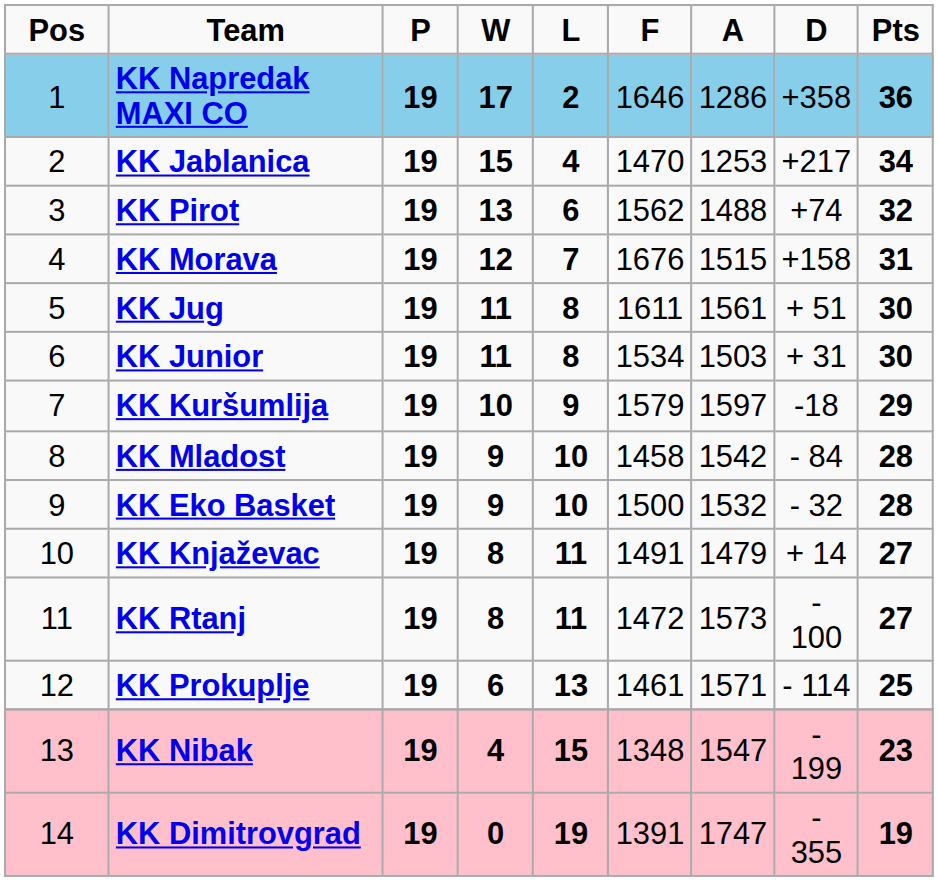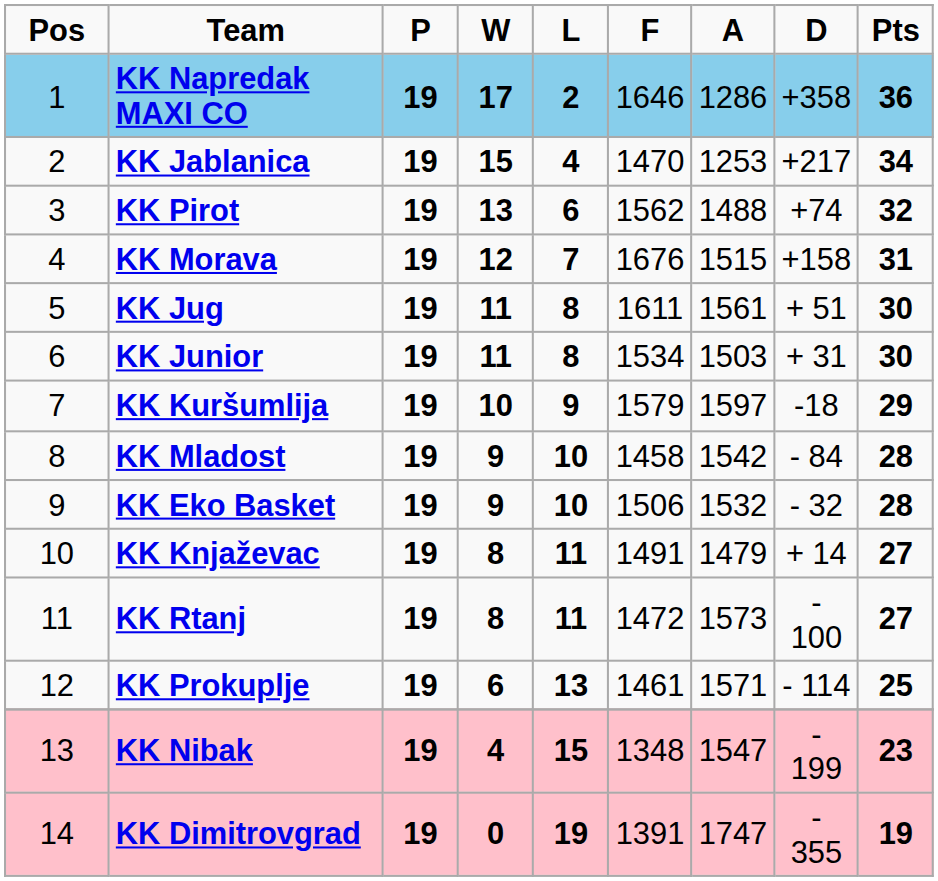(650, 504) 1500 -> (650, 504) 1506
